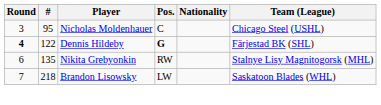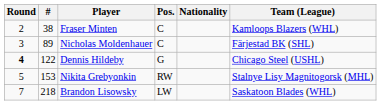+ row: (89, 28)
(48, 28) 95 -> (48, 44) 89
(278, 28) Chicago Steel (USHL) -> (273, 44) Färjestad BK (SHL)
(161, 44) bold -> (161, 60) normal
(273, 44) Färjestad BK (SHL) -> (278, 60) Chicago Steel (USHL)
(21, 60) 6 -> (21, 76) 5
(48, 60) 135 -> (48, 76) 153
